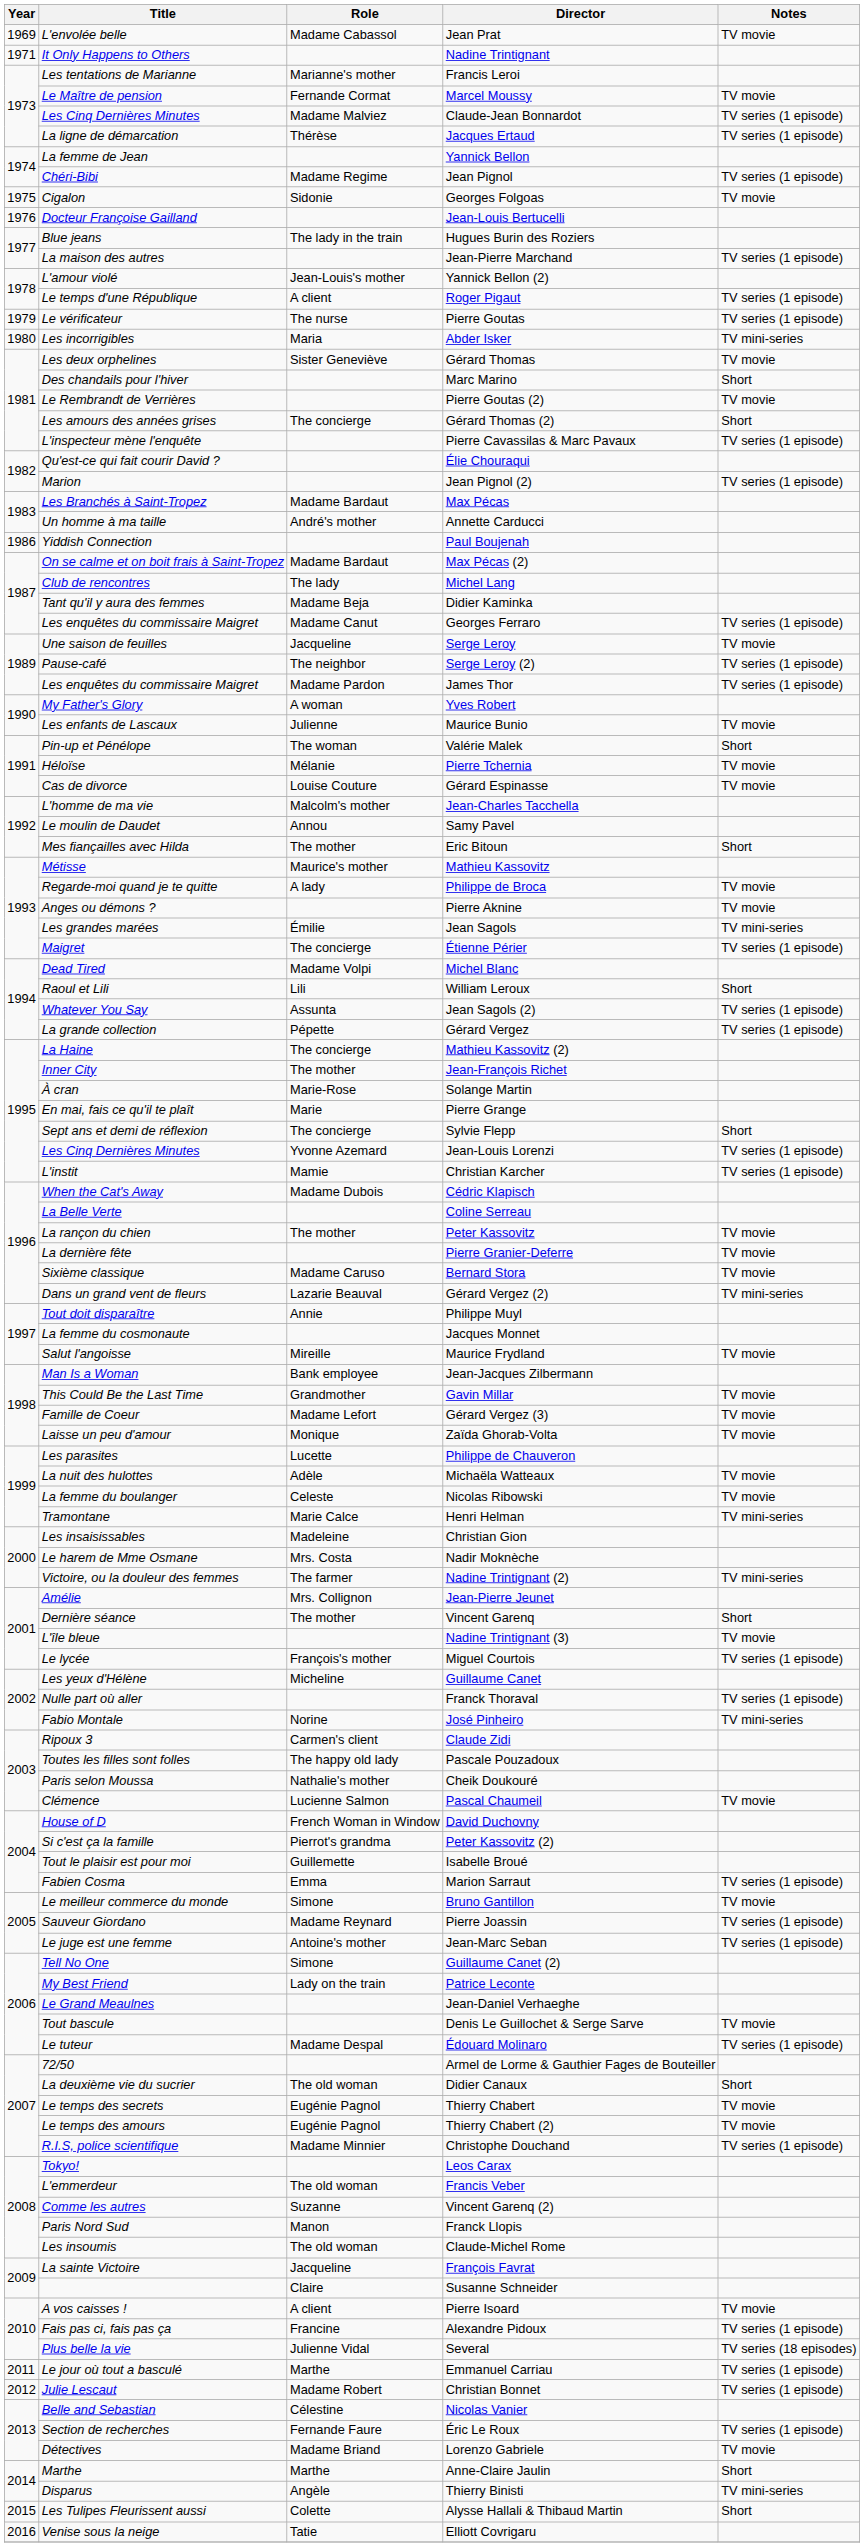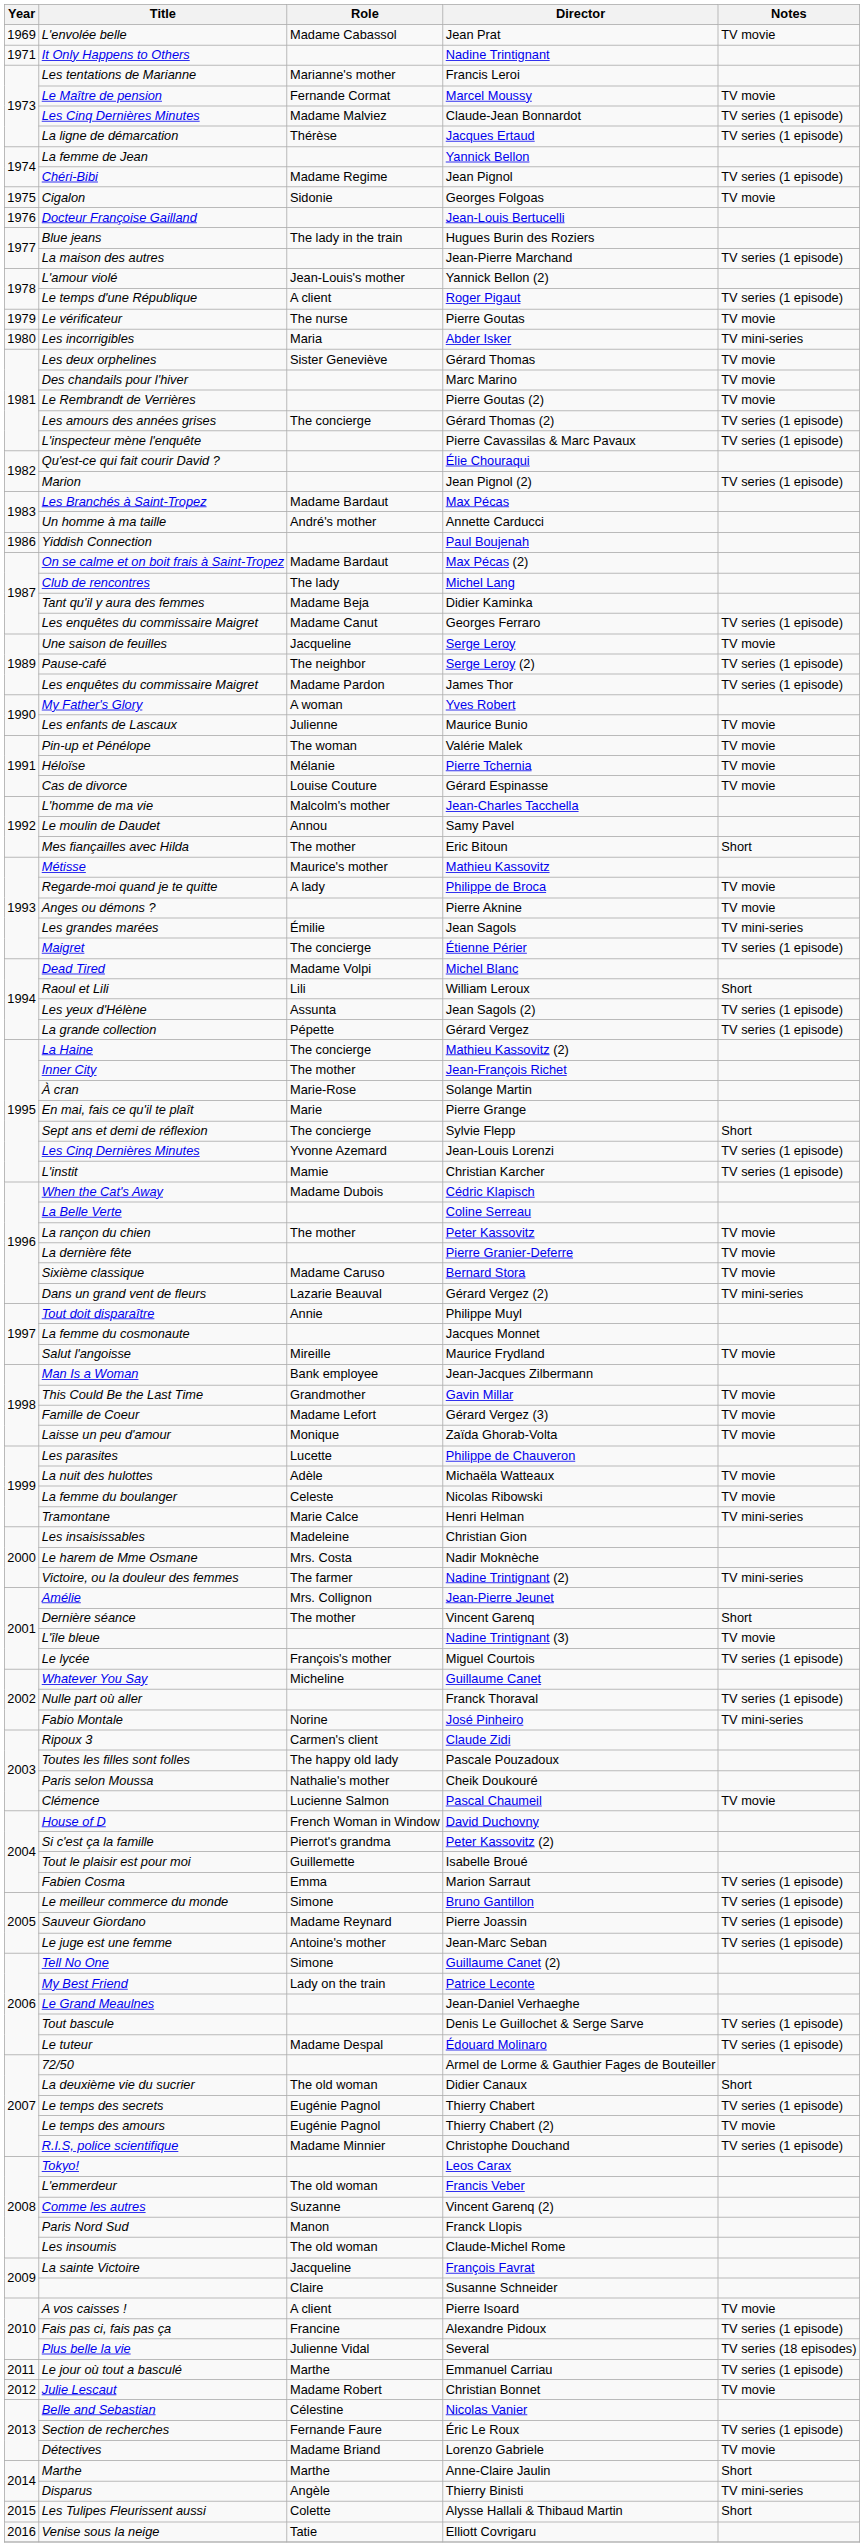(782, 319) TV series (1 episode) -> (748, 319) TV movie
(737, 380) Short -> (748, 380) TV movie
(737, 420) Short -> (782, 420) TV series (1 episode)
(737, 745) Short -> (748, 745) TV movie
(95, 1009) Whatever You Say -> (94, 1009) Les yeux d'Hélène
(94, 1679) Les yeux d'Hélène -> (95, 1679) Whatever You Say
(748, 1902) TV movie -> (782, 1902) TV series (1 episode)
(748, 2024) TV movie -> (782, 2024) TV series (1 episode)
(748, 2105) TV movie -> (782, 2105) TV series (1 episode)
(782, 2389) TV series (1 episode) -> (748, 2389) TV movie
